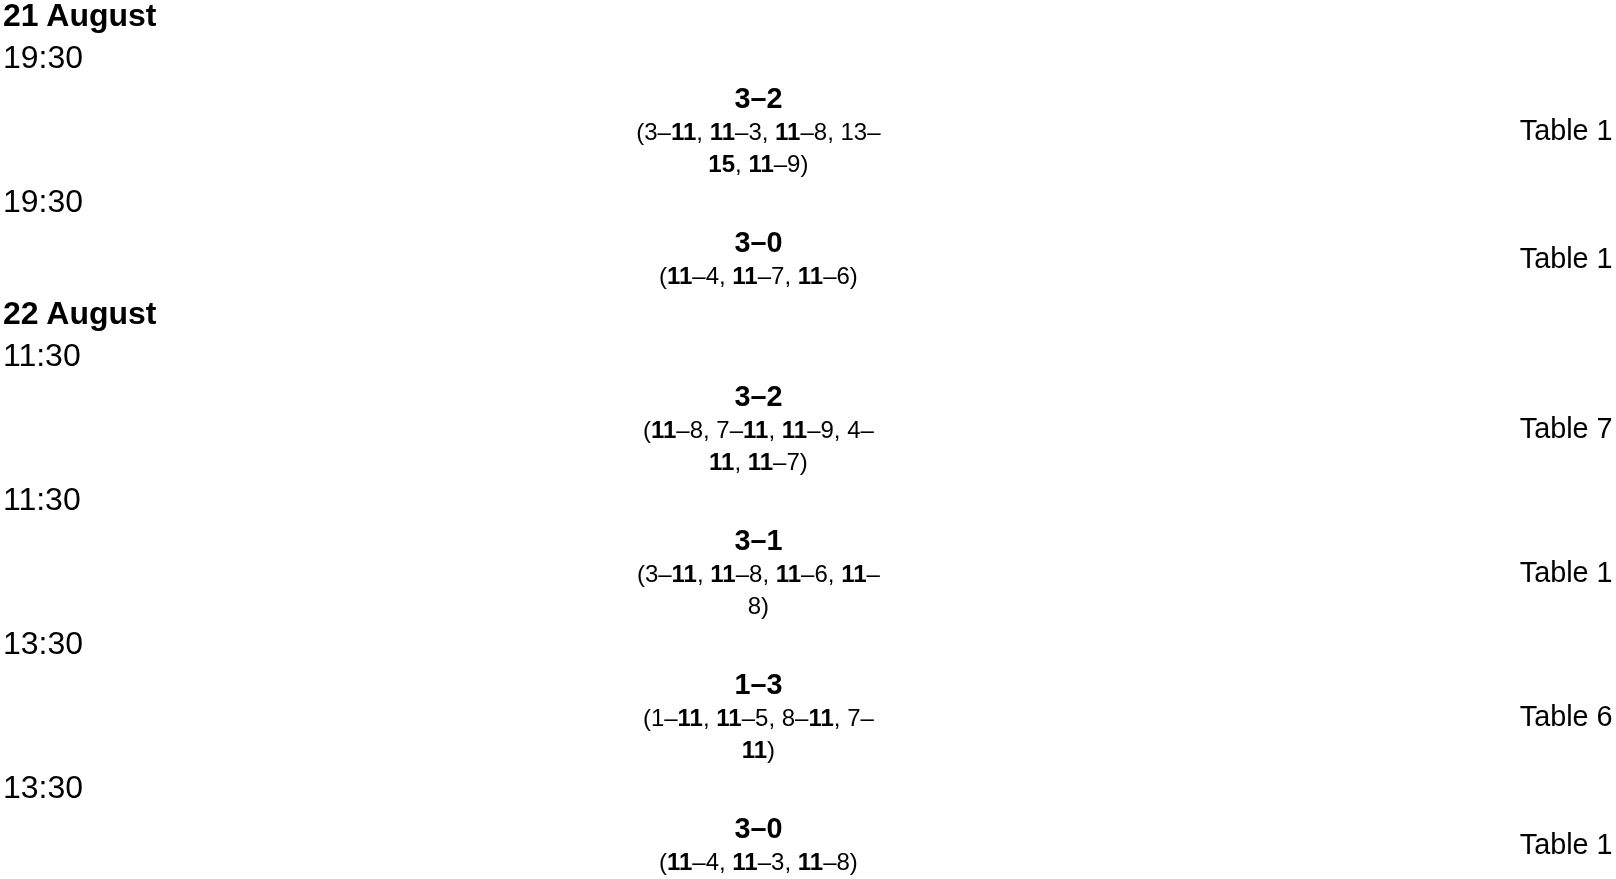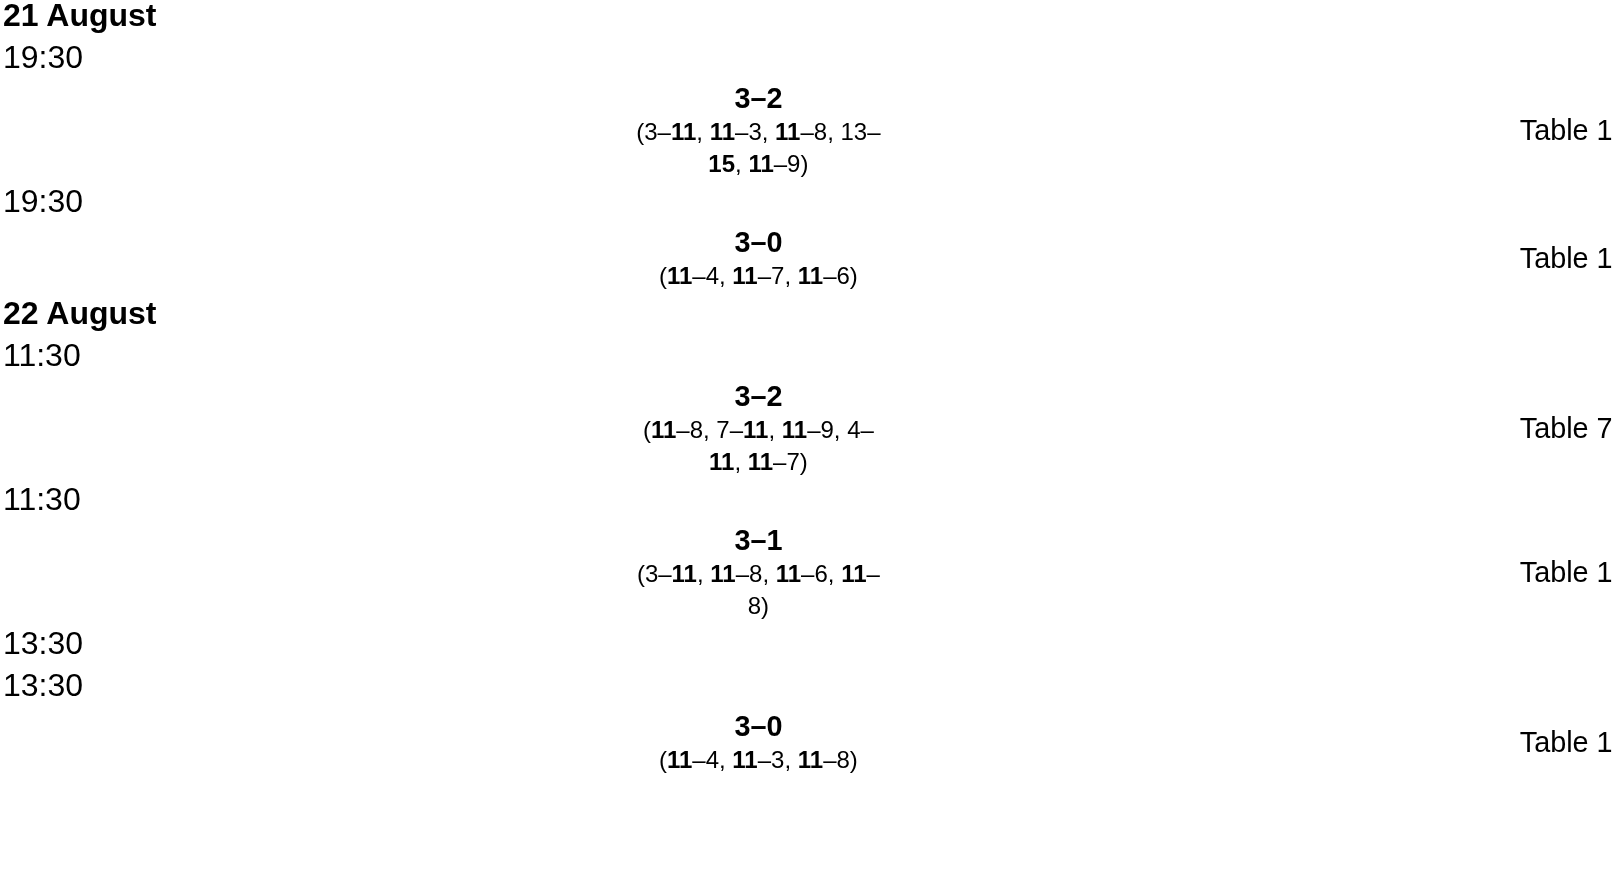- row: (316, 716)
